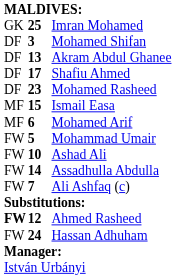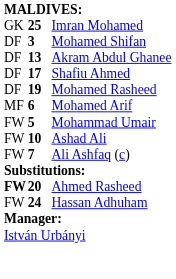(35, 90) 23 -> (35, 90) 19
- row: (83, 106)
- row: (105, 170)
(35, 219) 12 -> (35, 186) 20
